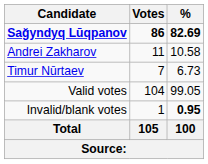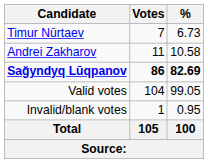rows swapped: (67, 33) <-> (45, 71)
(189, 110) bold -> (189, 110) normal
